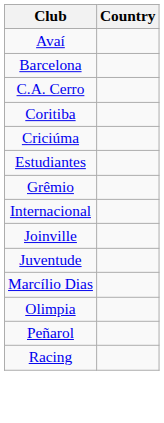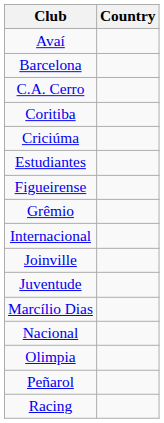+ row: (50, 187)
+ row: (50, 333)
